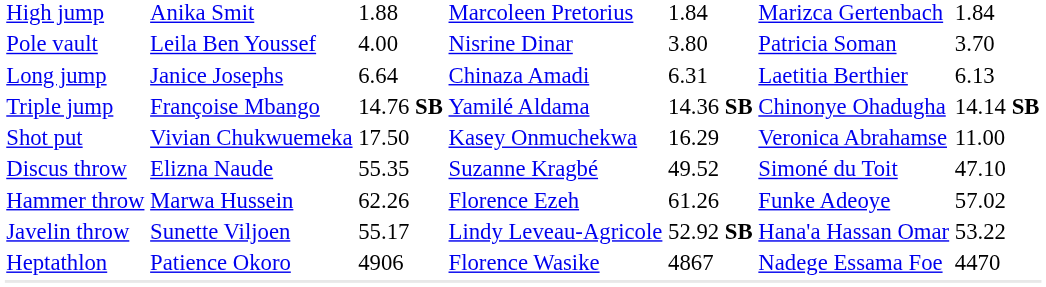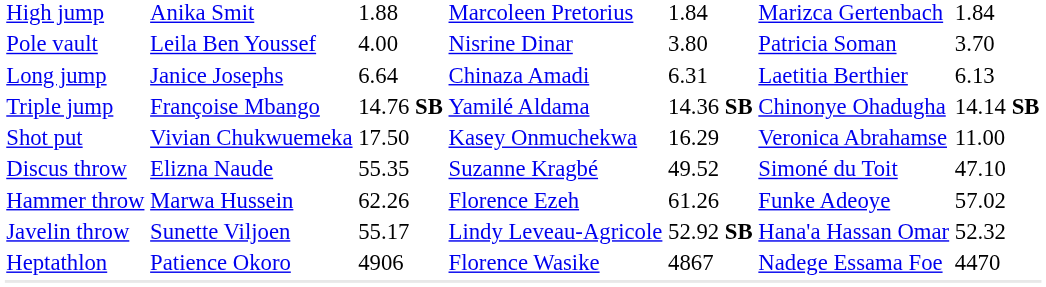(980, 231) 53.22 -> (980, 231) 52.32
